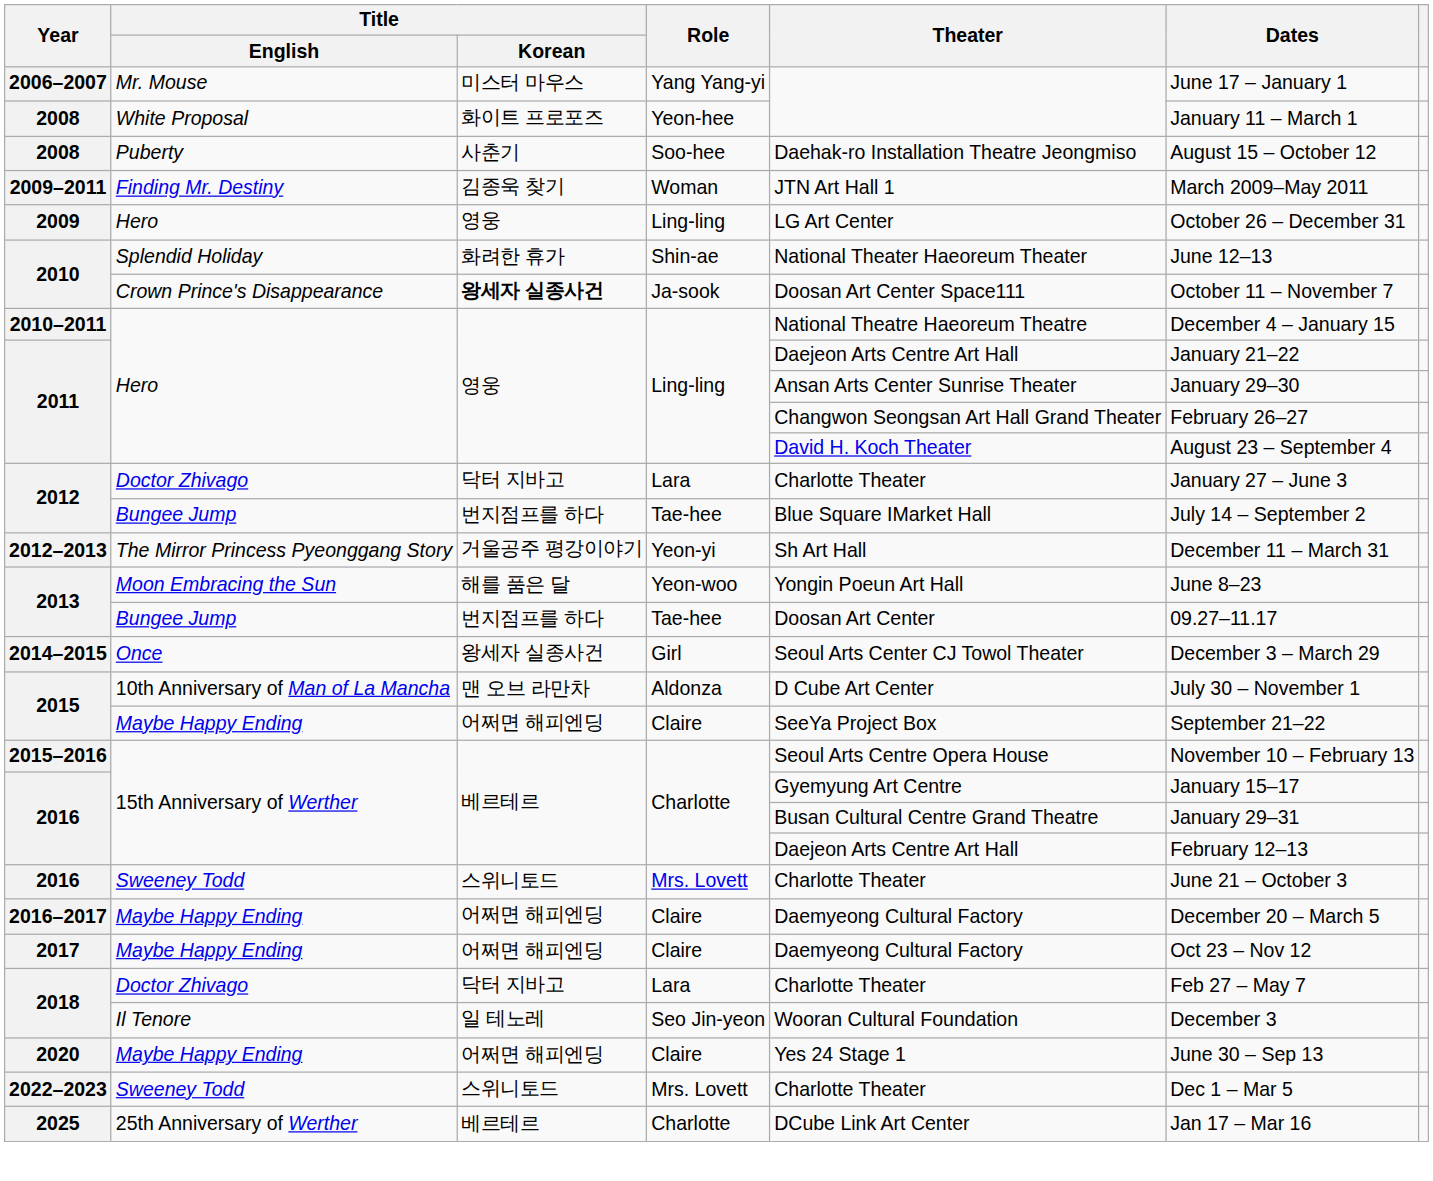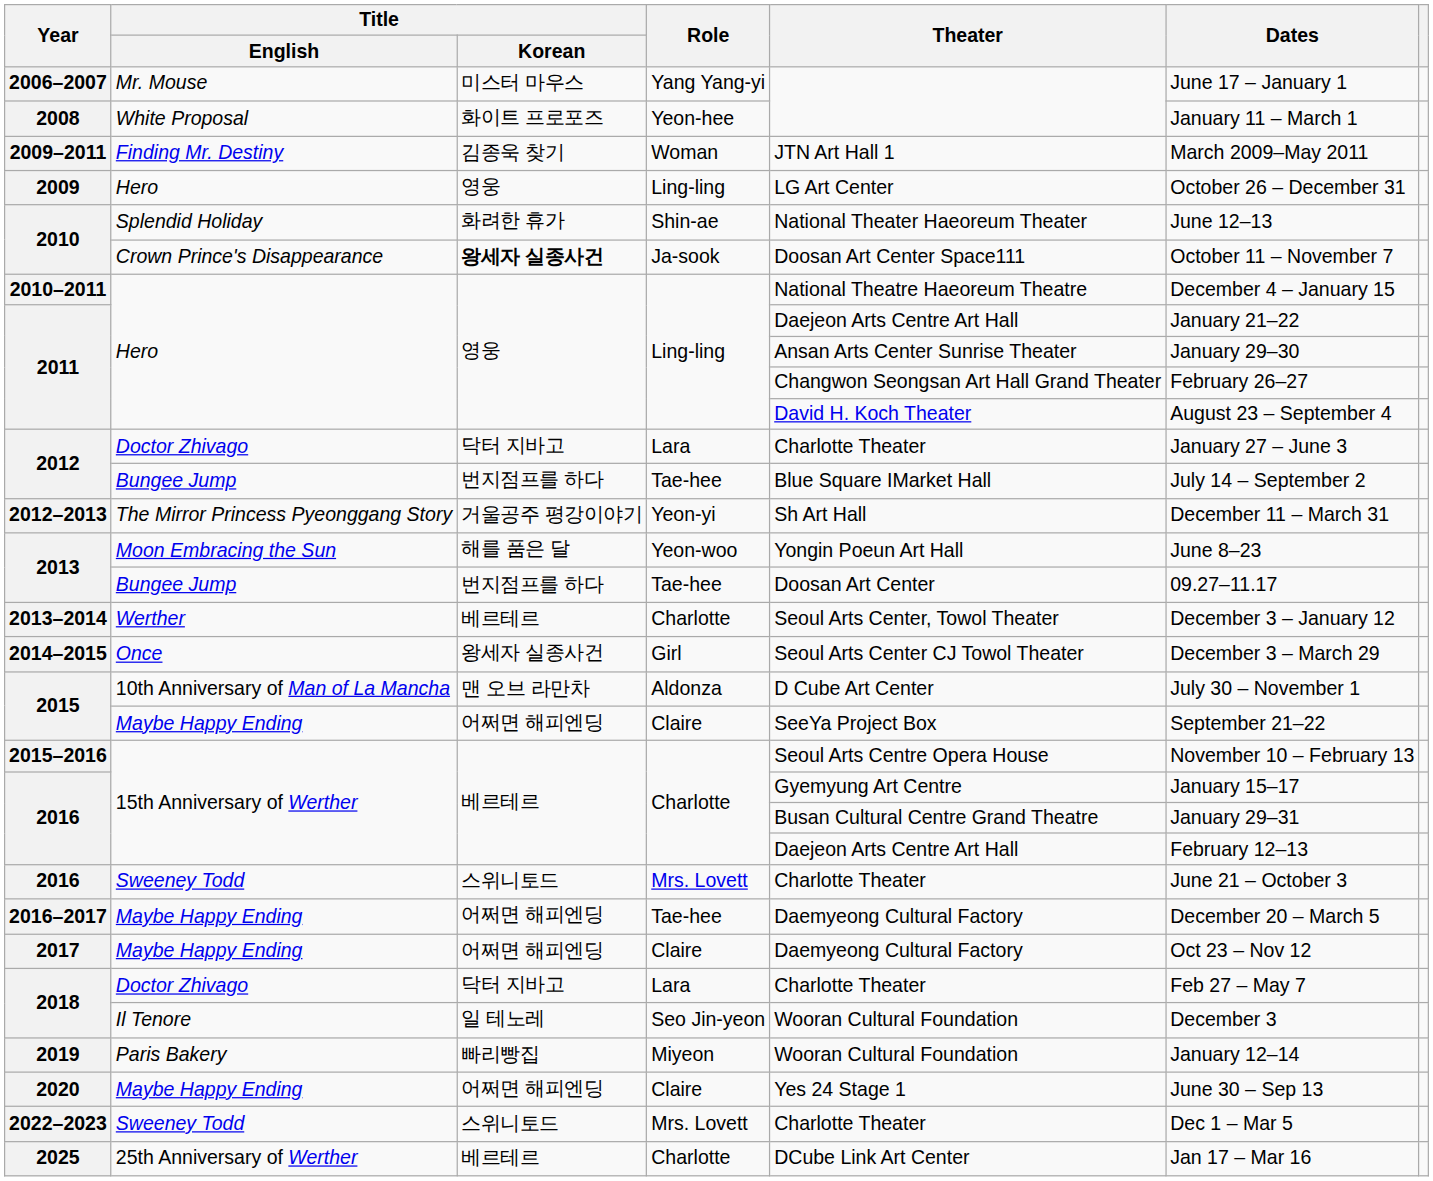- row: (58, 152)
+ row: (58, 619)
(677, 916) Claire -> (687, 916) Tae-hee
+ row: (58, 1054)
